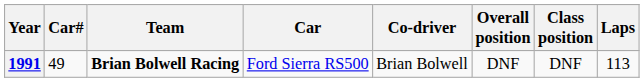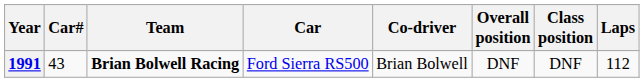(56, 64) 49 -> (56, 64) 43
(618, 64) 113 -> (618, 64) 112
